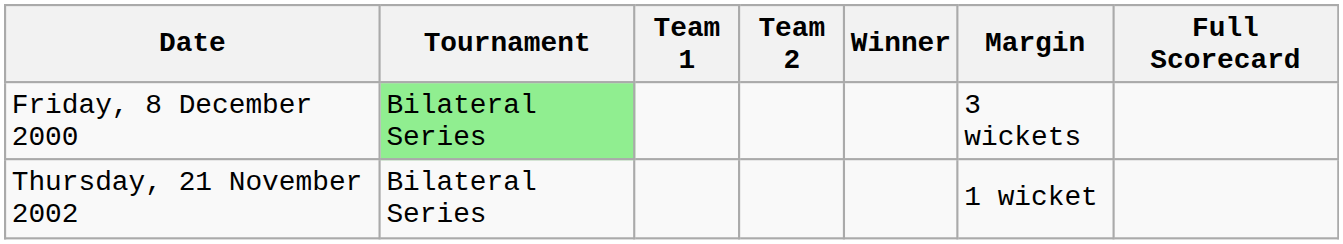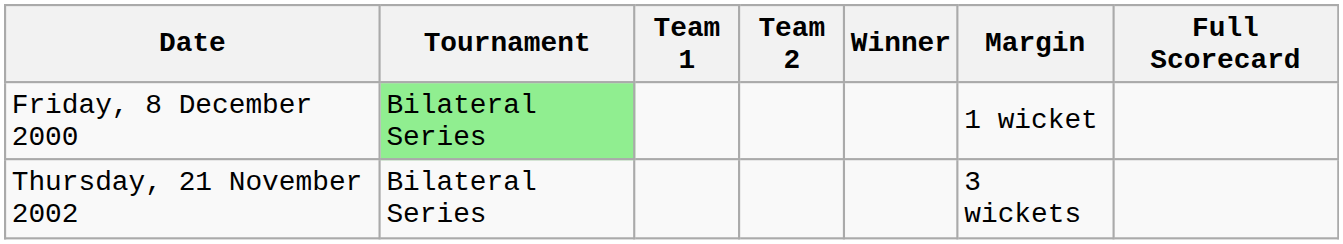(1023, 121) 3 wickets -> (1031, 121) 1 wicket
(1031, 199) 1 wicket -> (1023, 199) 3 wickets
